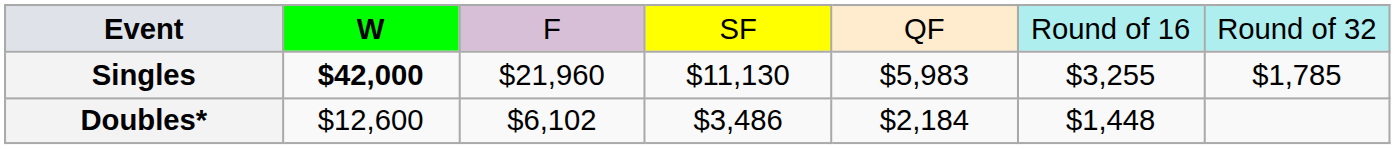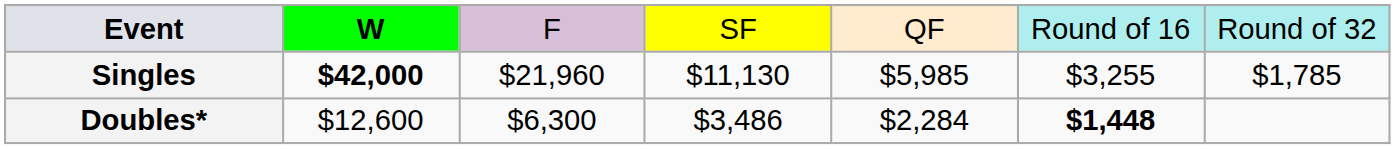(924, 75) $5,983 -> (924, 75) $5,985
(552, 121) $6,102 -> (552, 121) $6,300
(924, 121) $2,184 -> (924, 121) $2,284
(1111, 121) normal -> (1111, 121) bold
